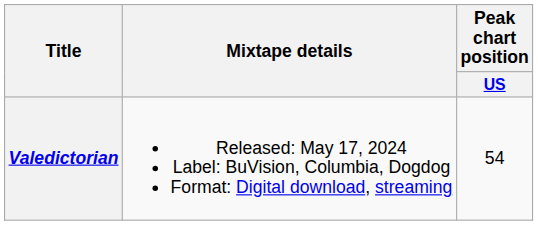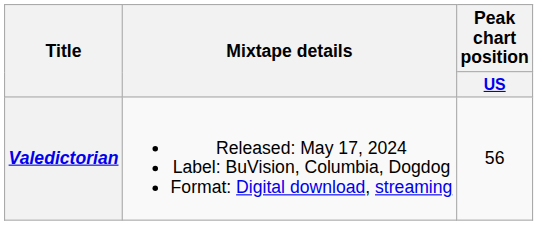(495, 158) 54 -> (495, 158) 56
